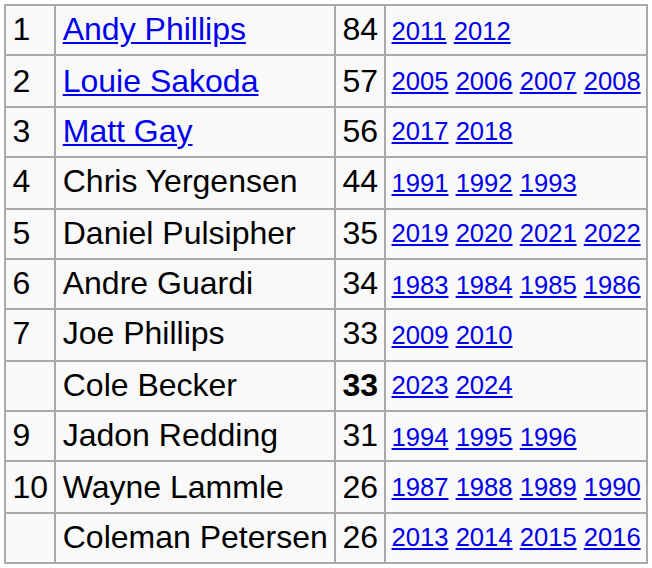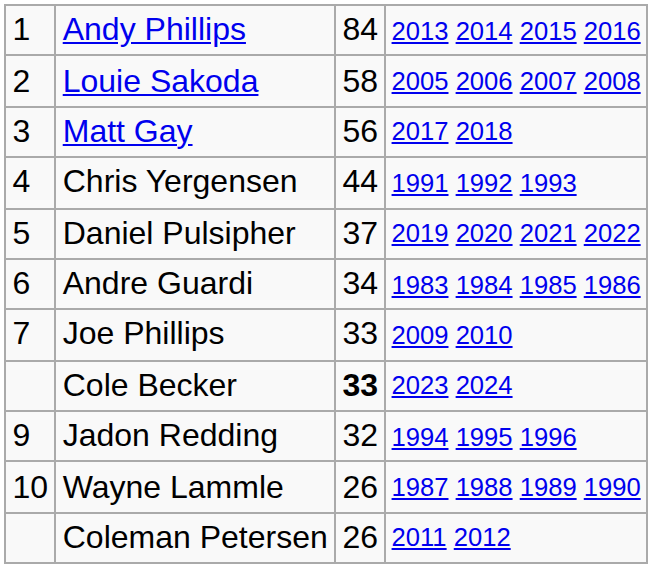(451, 30) 2011 2012 -> (516, 30) 2013 2014 2015 2016
(360, 80) 57 -> (360, 80) 58
(360, 232) 35 -> (360, 232) 37
(360, 435) 31 -> (360, 435) 32
(516, 538) 2013 2014 2015 2016 -> (451, 538) 2011 2012
